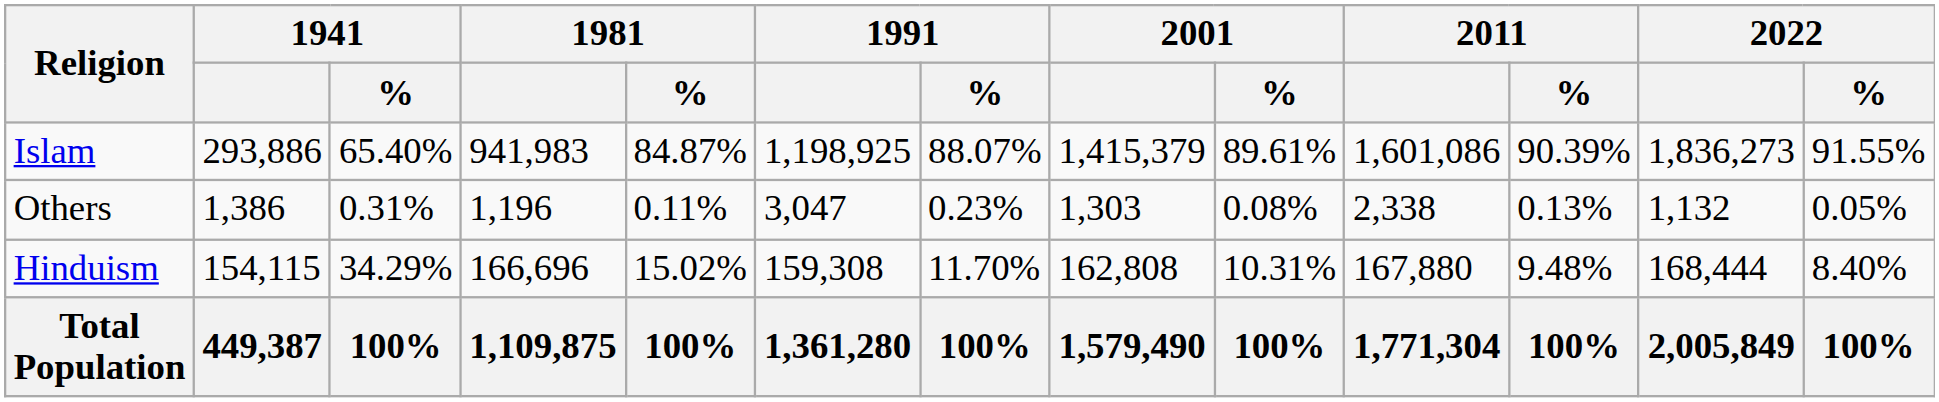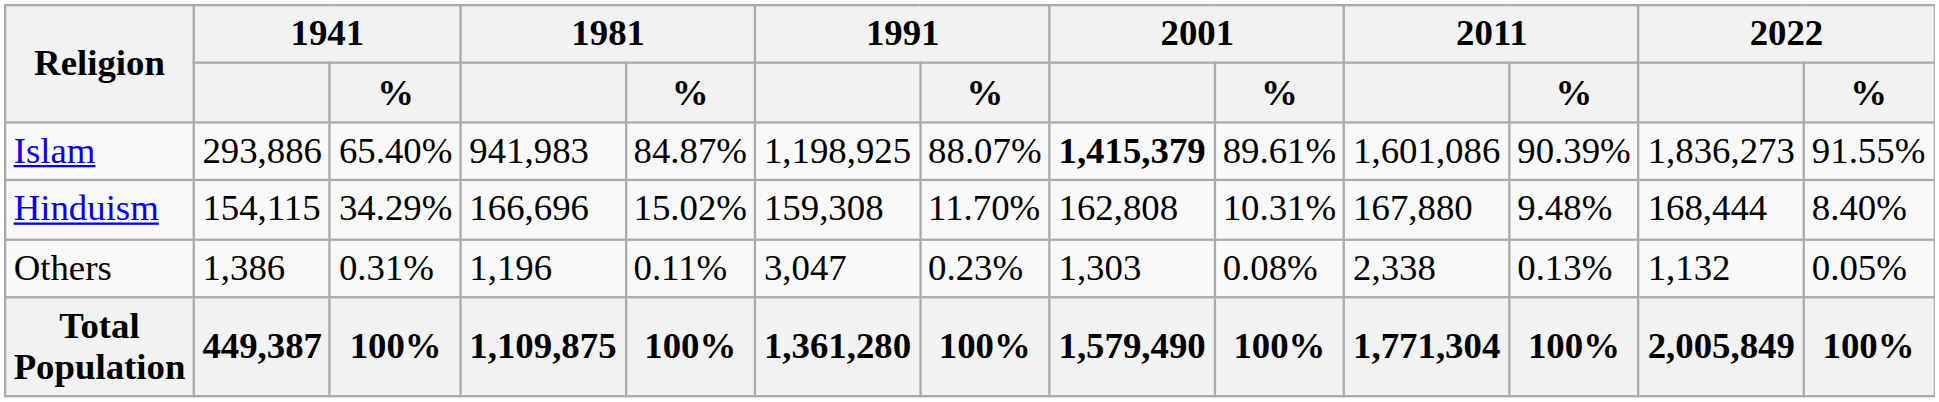(1132, 150) normal -> (1132, 150) bold
rows swapped: (86, 267) <-> (63, 208)
